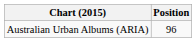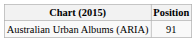(171, 29) 96 -> (171, 29) 91
